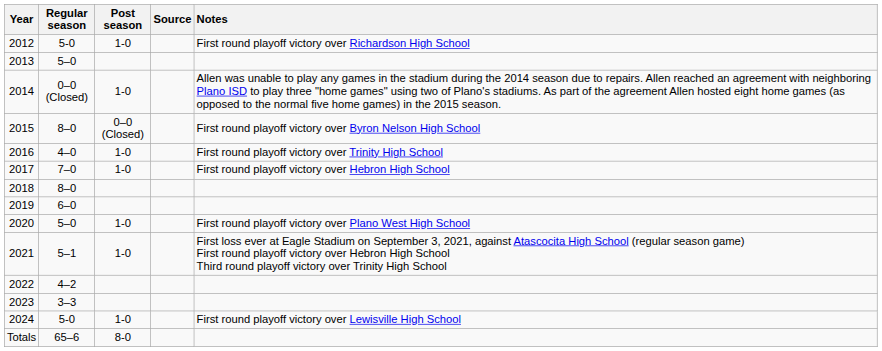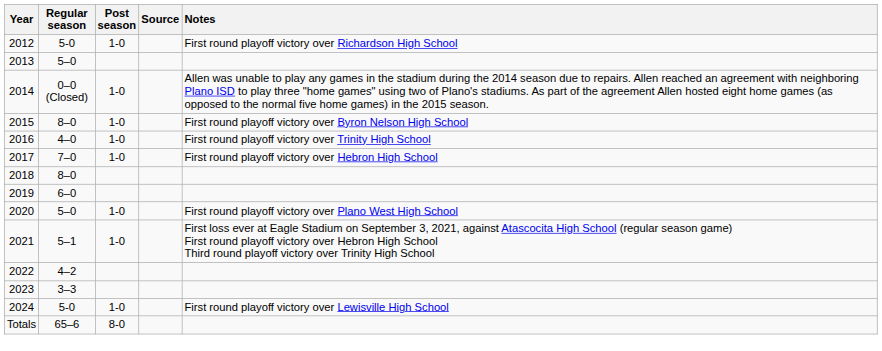(123, 128) 0–0 (Closed) -> (117, 122) 1-0
